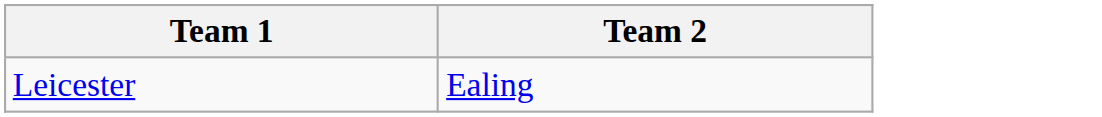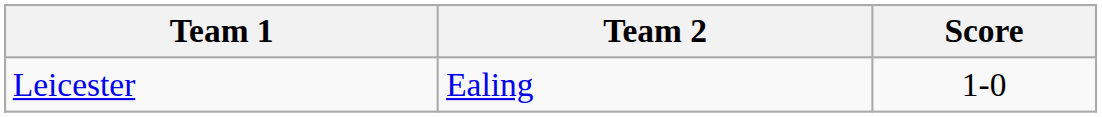+ column: (984, 31)
